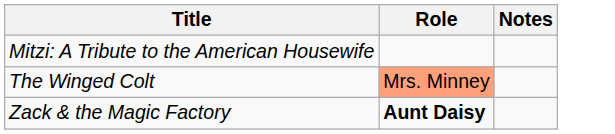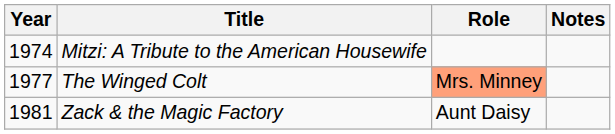+ column: (31, 19)
(434, 112) bold -> (483, 112) normal
